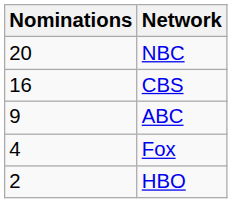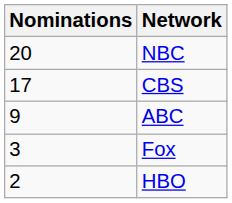(21, 85) 16 -> (21, 85) 17
(15, 149) 4 -> (15, 149) 3
